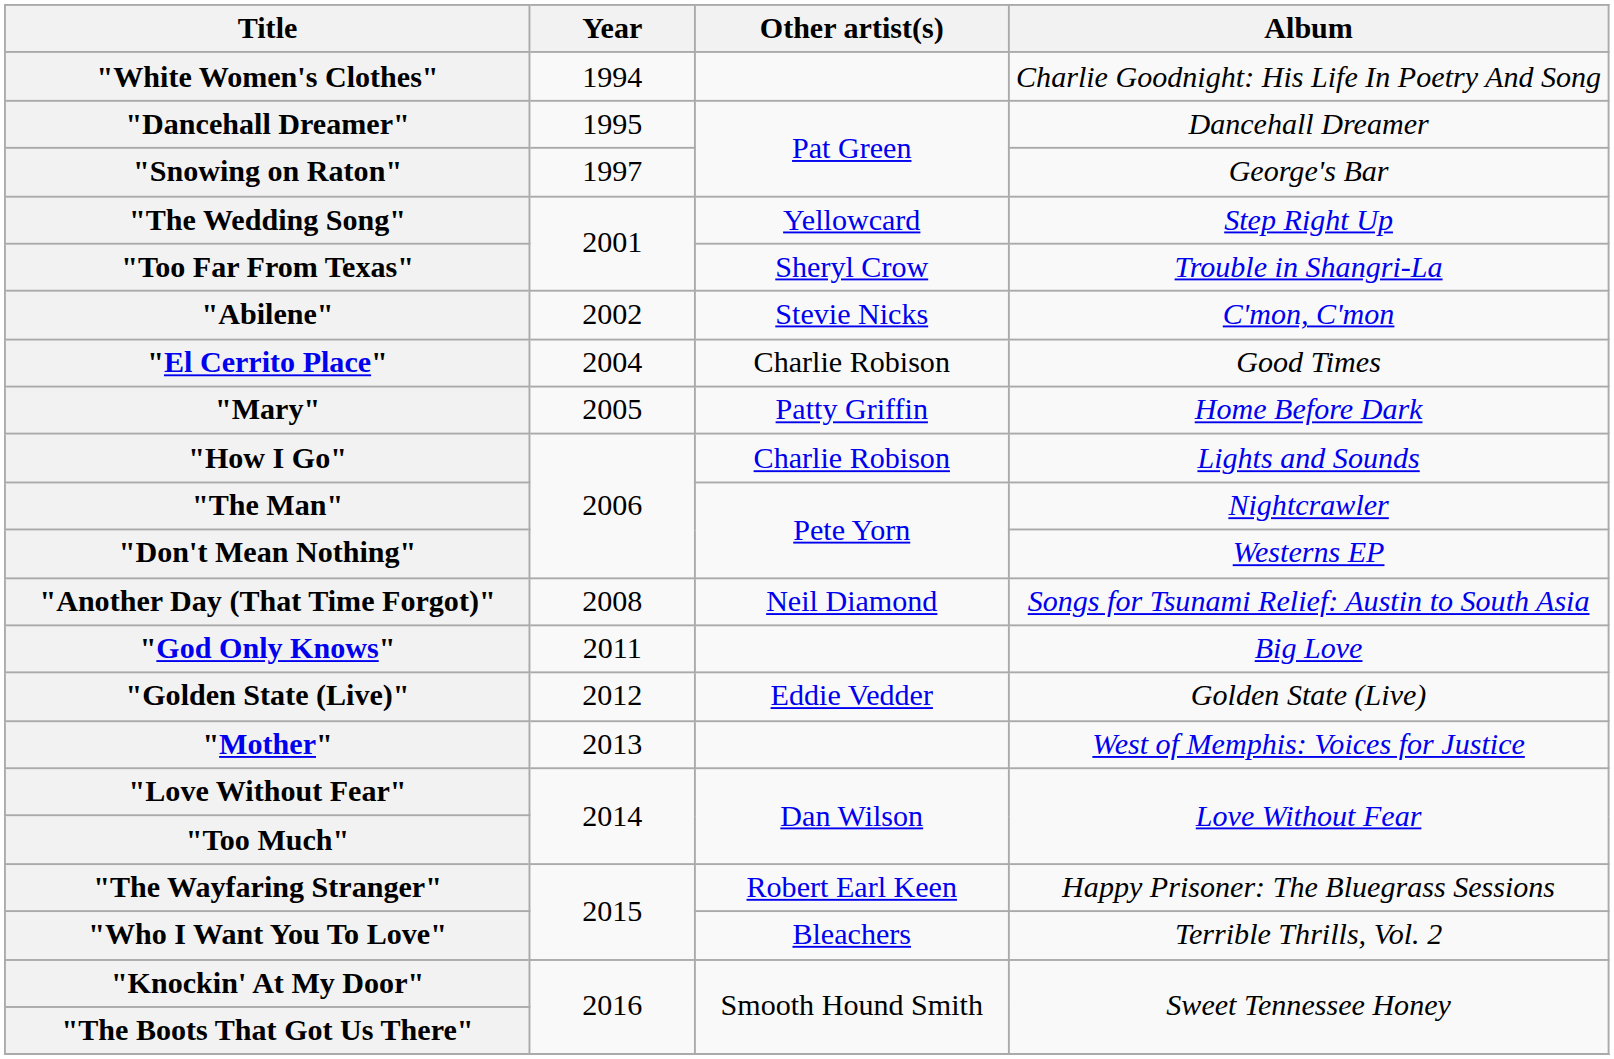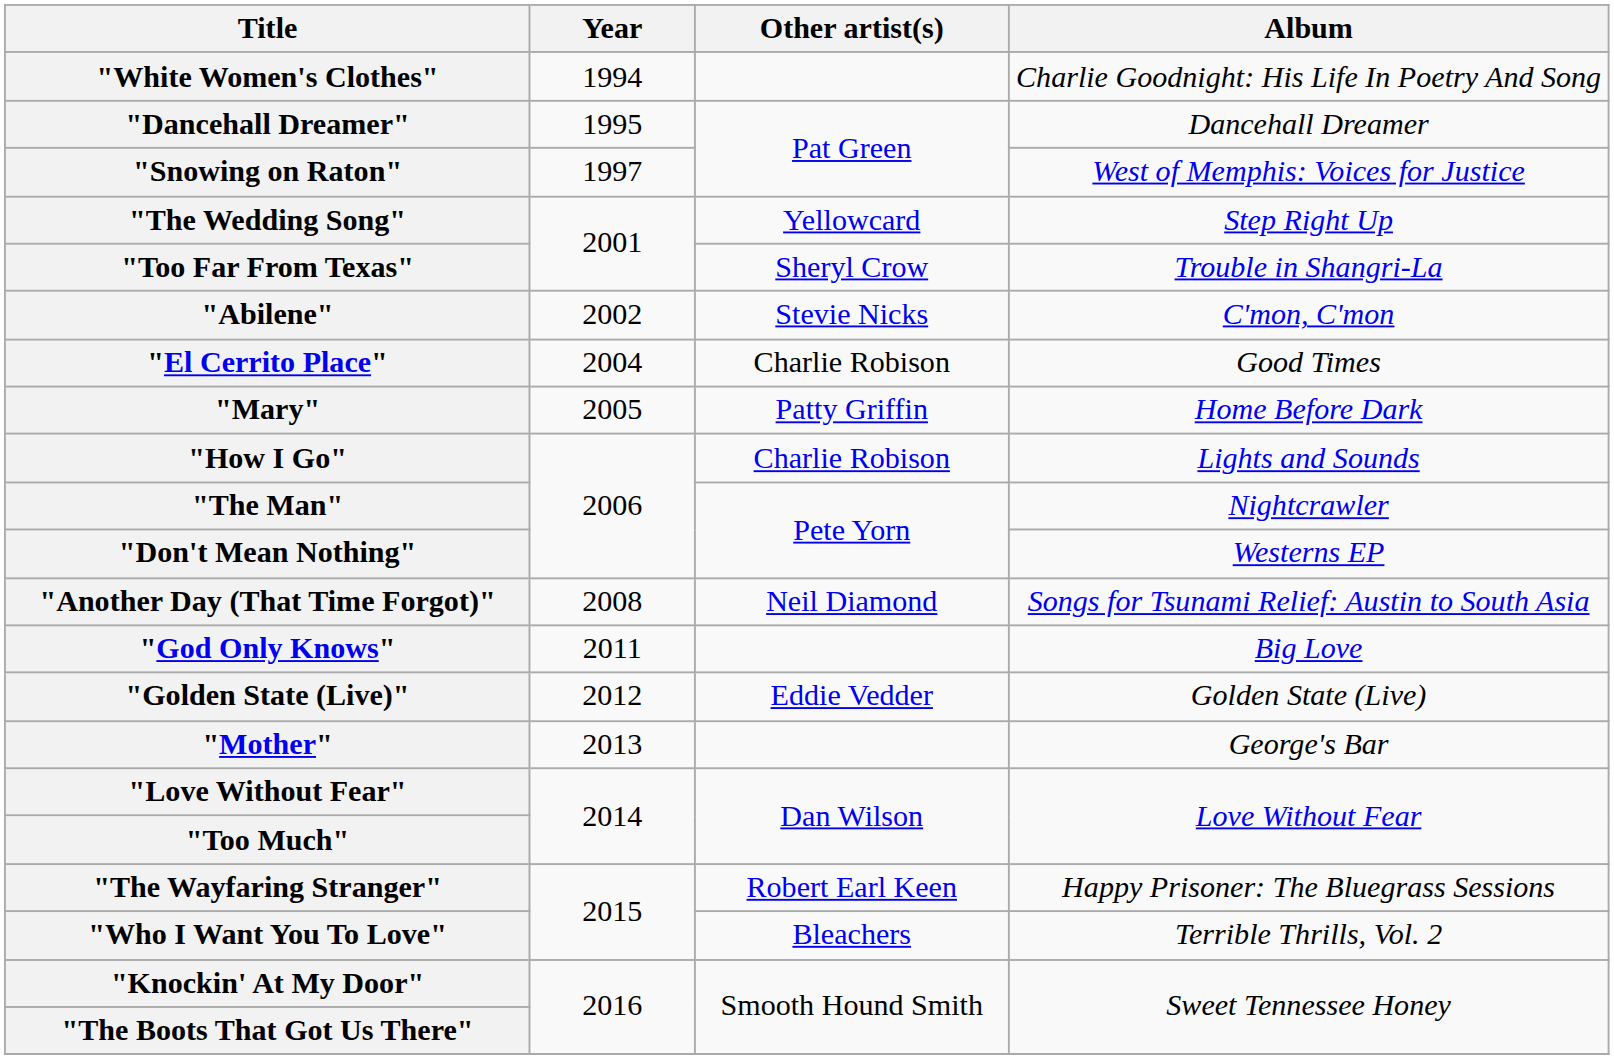(1309, 171) George's Bar -> (1309, 171) West of Memphis: Voices for Justice
(1309, 743) West of Memphis: Voices for Justice -> (1309, 743) George's Bar
